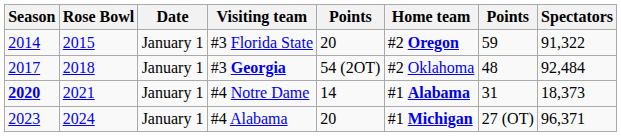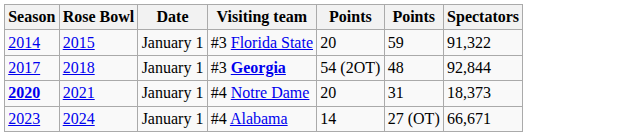- column: (431, 17)
(563, 67) 92,484 -> (469, 67) 92,844
(328, 93) 14 -> (328, 93) 20
(328, 118) 20 -> (328, 118) 14
(563, 118) 96,371 -> (469, 118) 66,671
